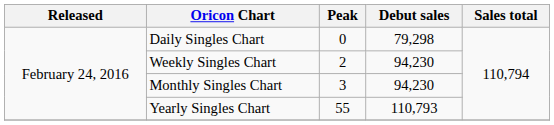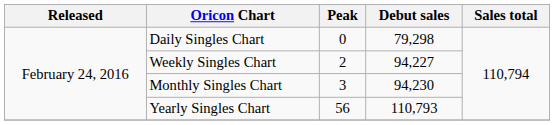(414, 62) 94,230 -> (414, 62) 94,227
(343, 108) 55 -> (343, 108) 56
